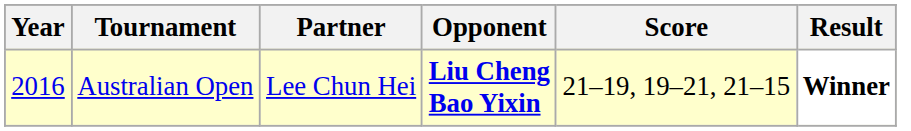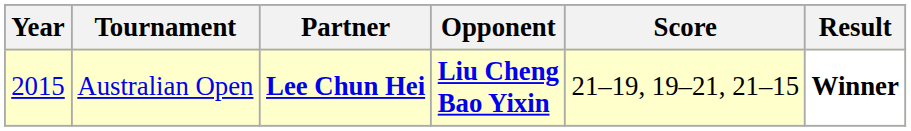(38, 86) 2016 -> (38, 86) 2015
(341, 86) normal -> (346, 86) bold
